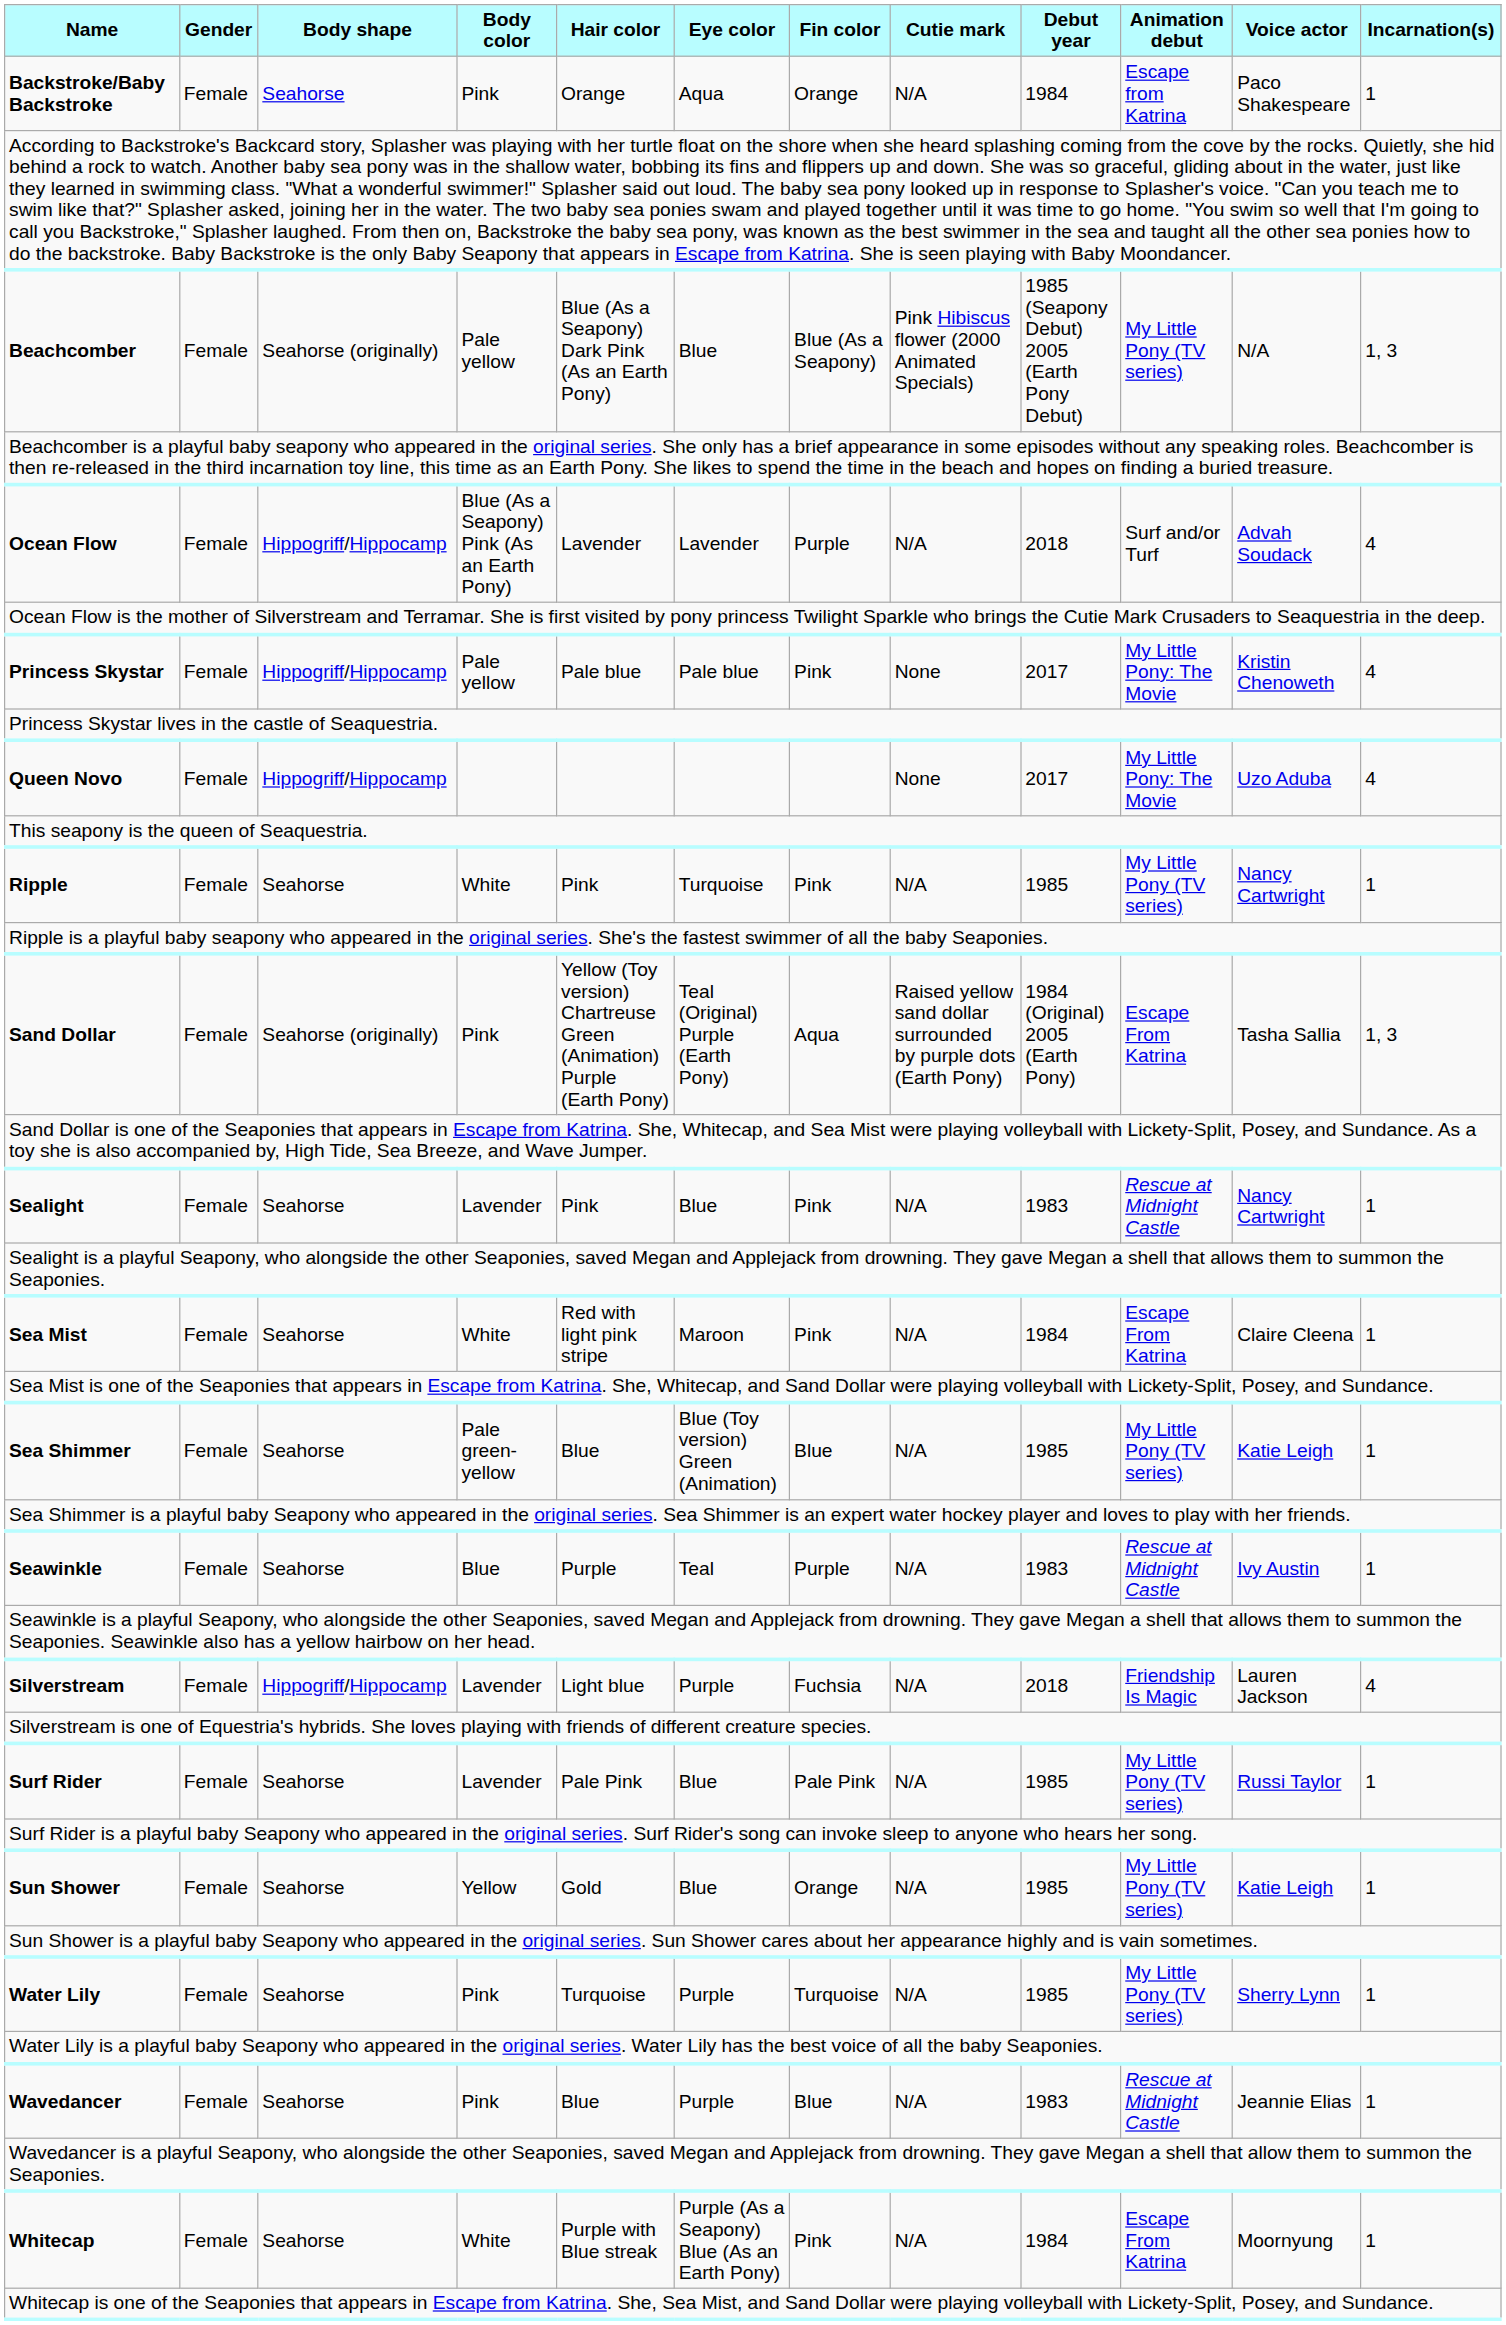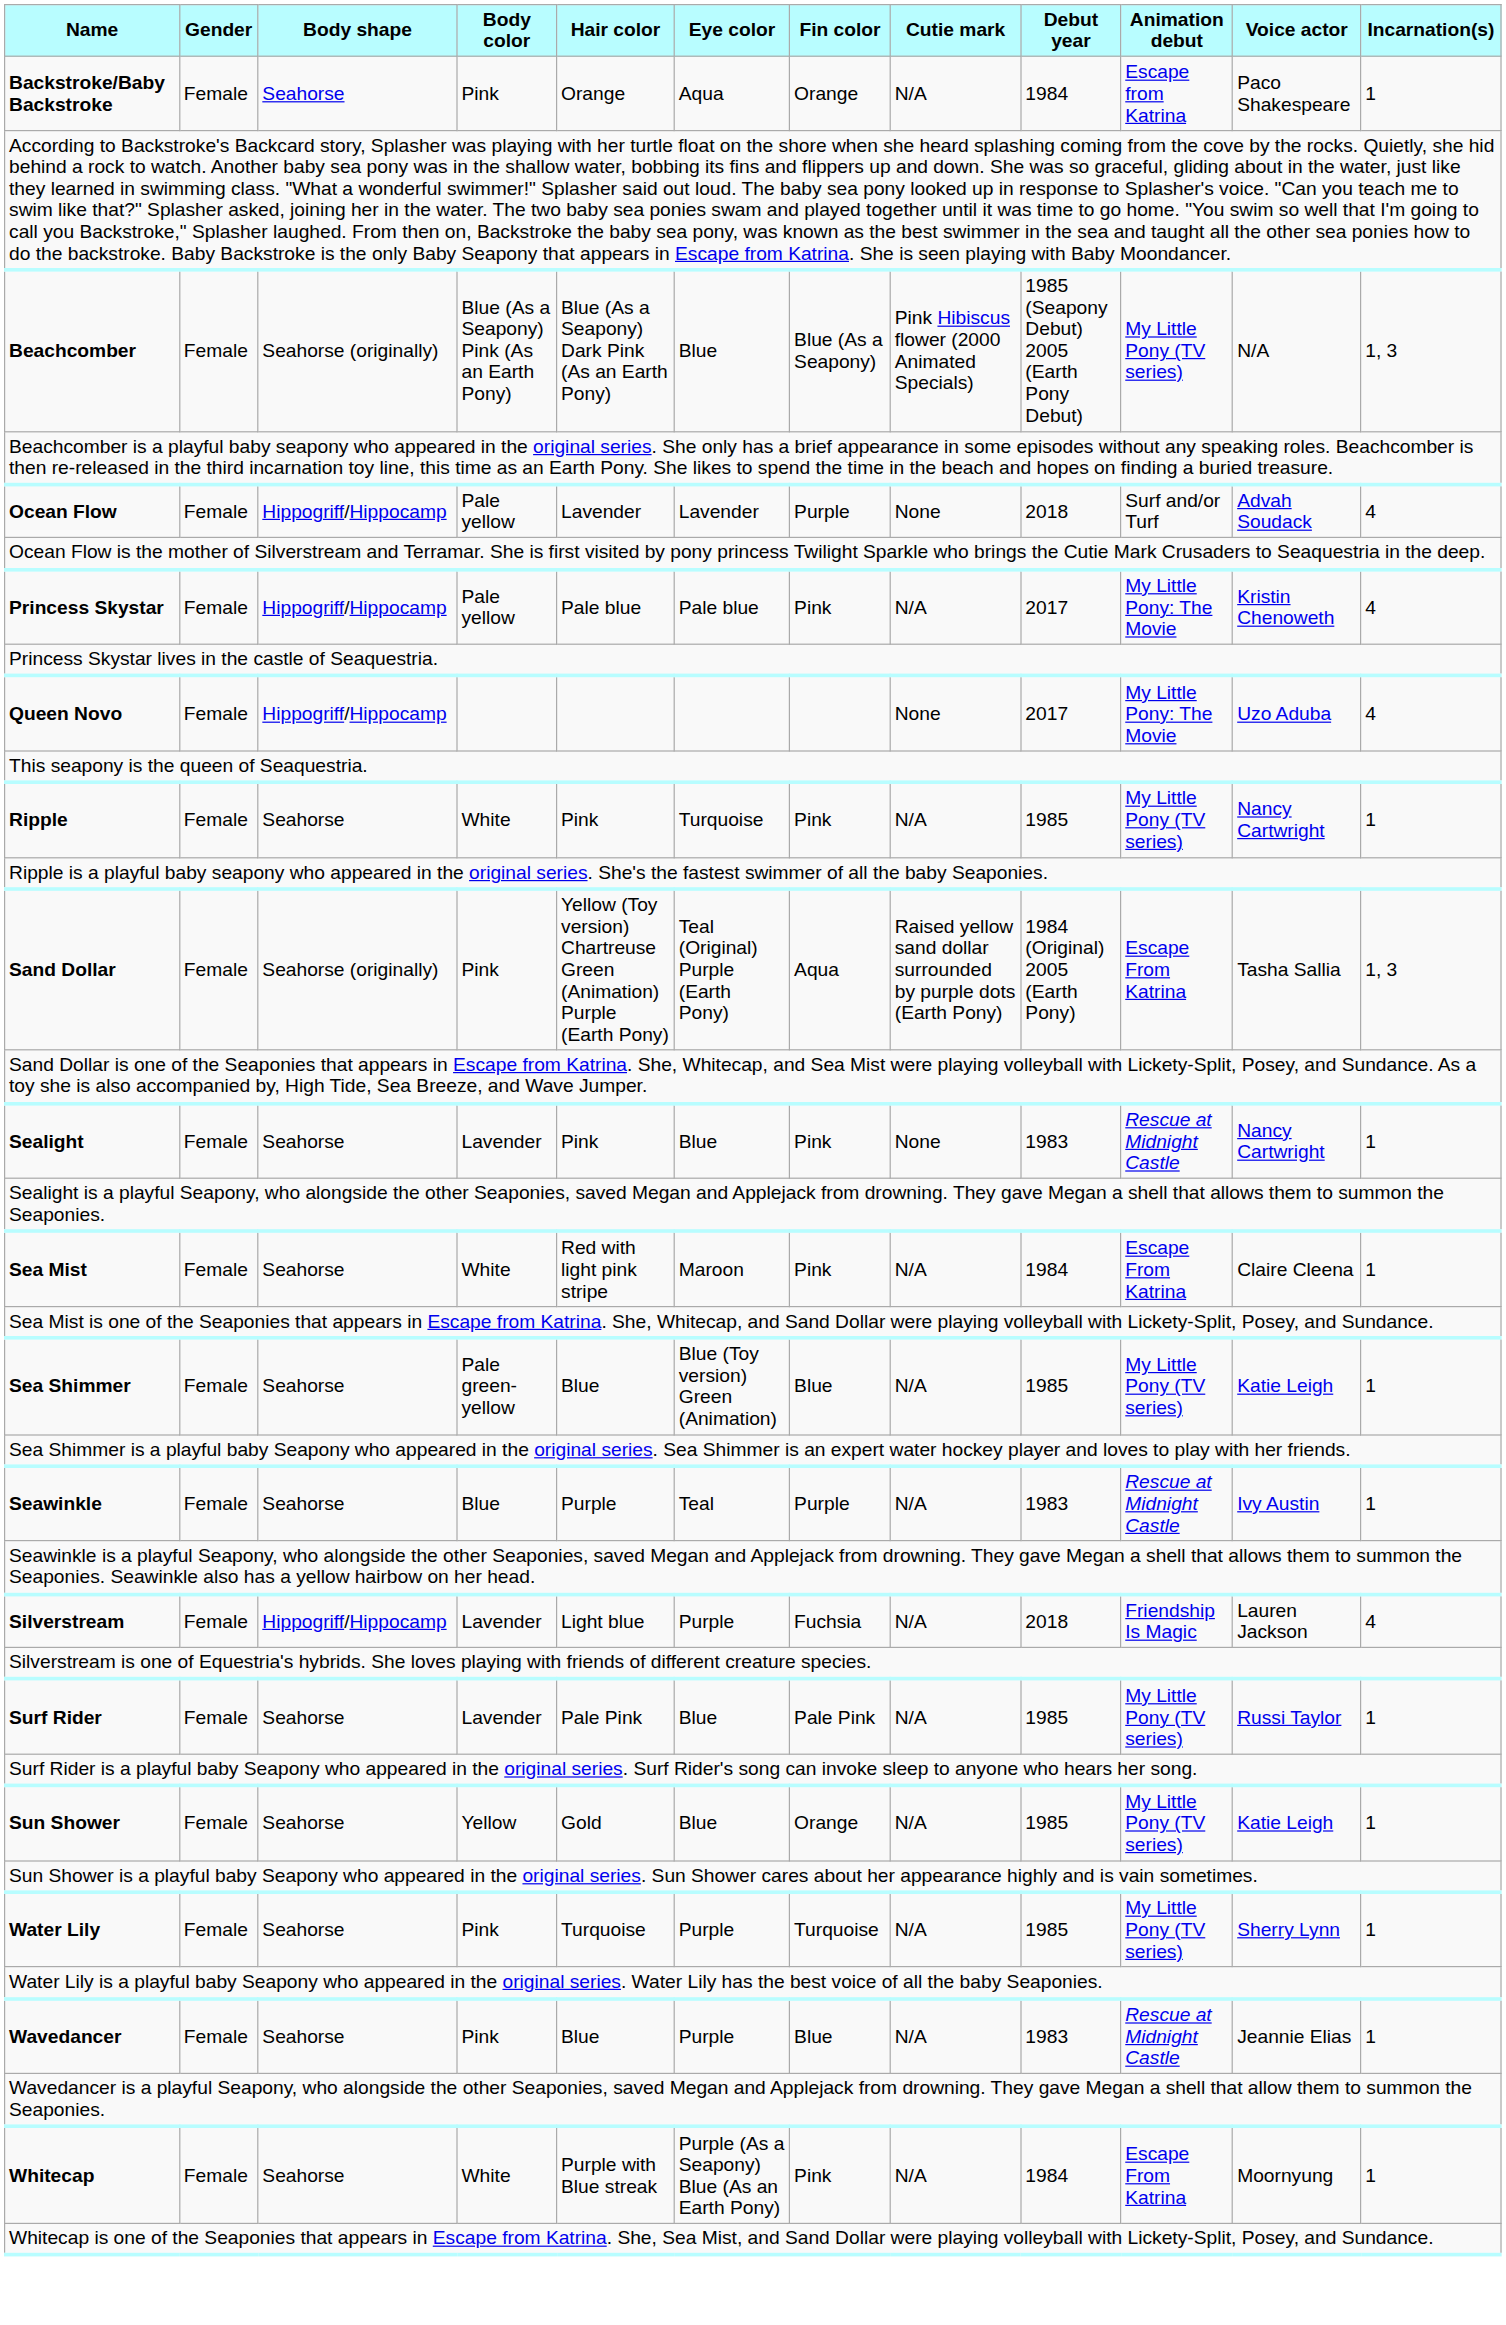(488, 351) Pale yellow -> (506, 351) Blue (As a Seapony) Pink (As an Earth Pony)
(506, 543) Blue (As a Seapony) Pink (As an Earth Pony) -> (488, 511) Pale yellow
(911, 543) N/A -> (918, 511) None
(918, 672) None -> (911, 607) N/A
(911, 1206) N/A -> (918, 1141) None
